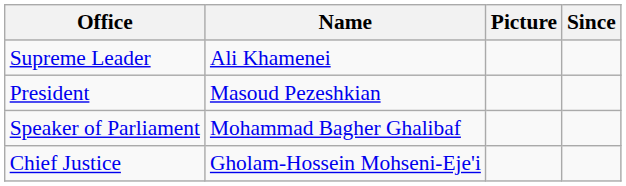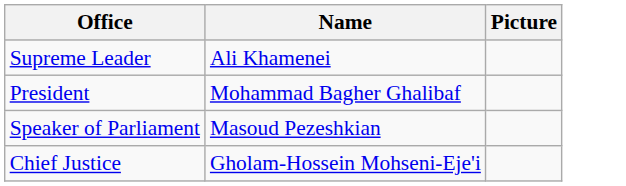- column: (591, 22)
(295, 93) Masoud Pezeshkian -> (335, 93) Mohammad Bagher Ghalibaf
(335, 128) Mohammad Bagher Ghalibaf -> (295, 128) Masoud Pezeshkian
